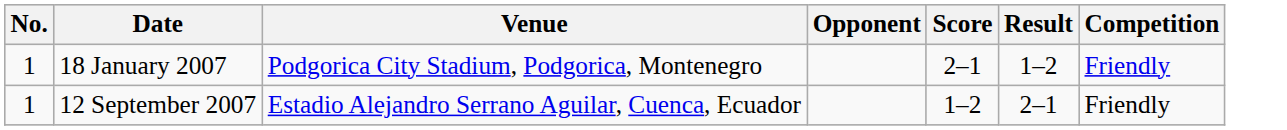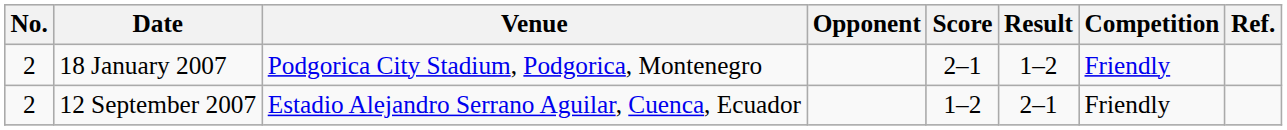+ column: (1253, 24)
(29, 64) 1 -> (29, 64) 2
(29, 104) 1 -> (29, 104) 2
